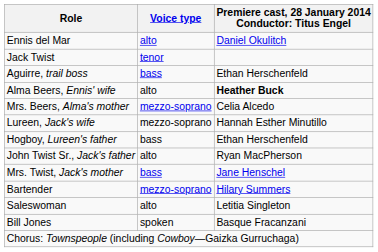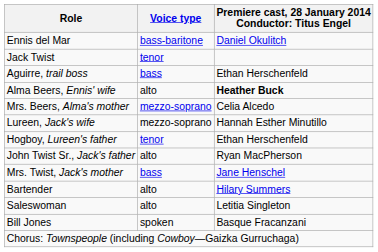(148, 40) alto -> (171, 40) bass-baritone
(151, 139) bass -> (152, 139) tenor
(176, 189) mezzo-soprano -> (148, 189) alto
